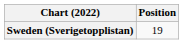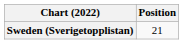(157, 30) 19 -> (157, 30) 21
